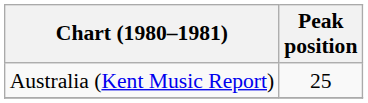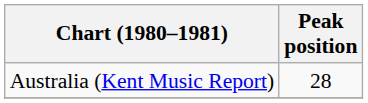(321, 80) 25 -> (321, 80) 28
